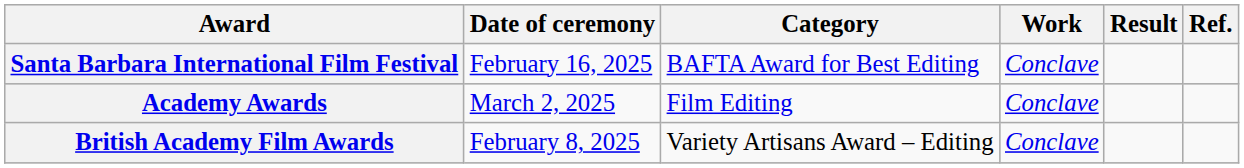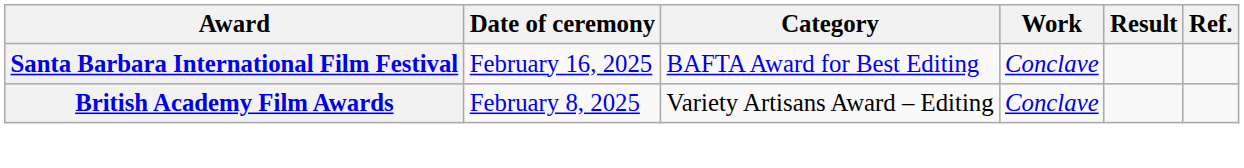- row: (234, 102)
